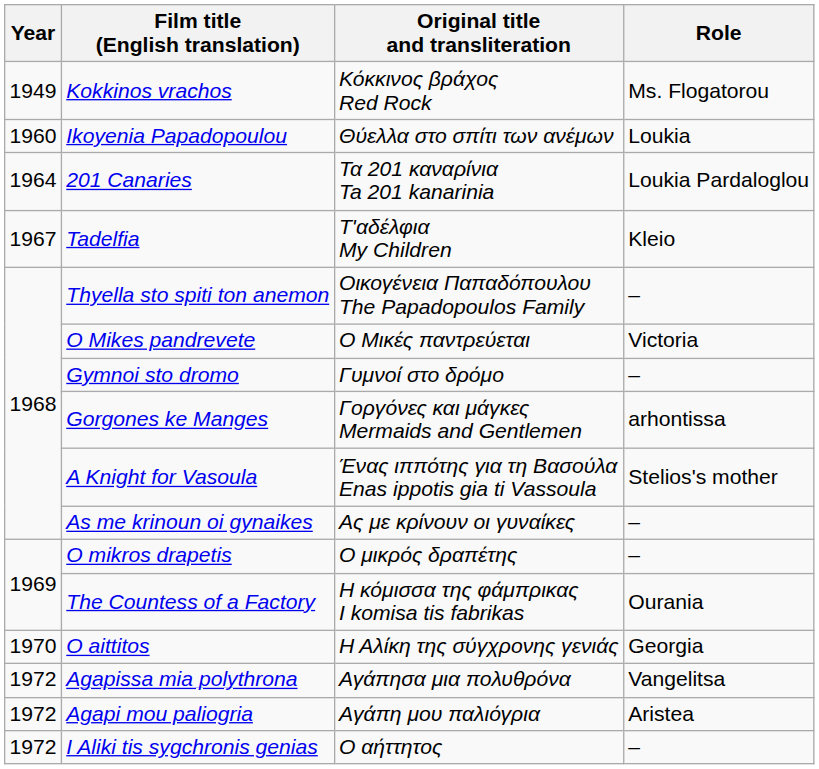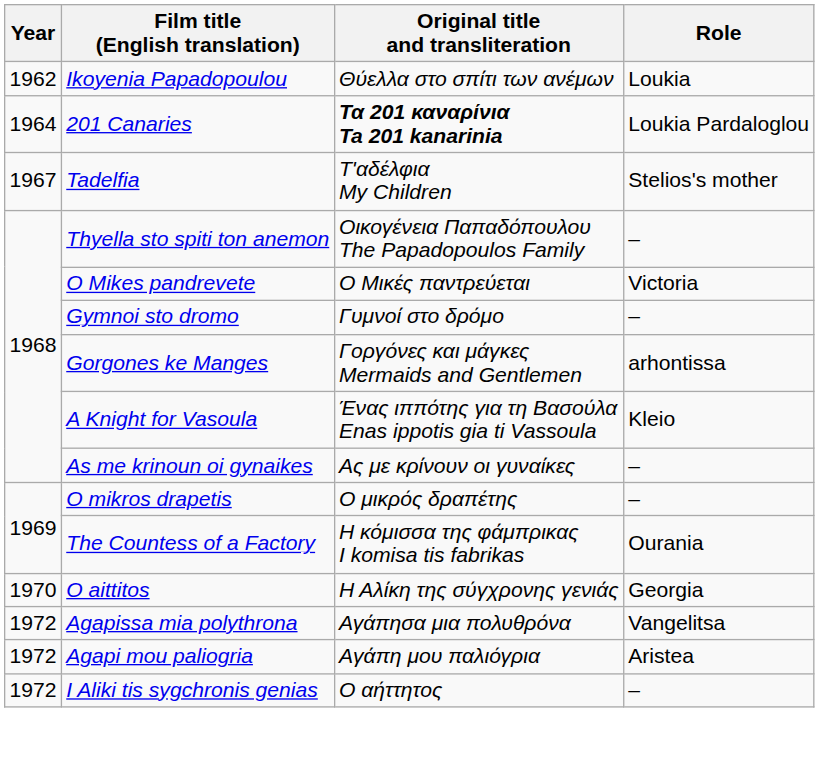- row: (149, 90)
(33, 135) 1960 -> (33, 78) 1962
(418, 181) normal -> (424, 123) bold
(652, 238) Kleio -> (703, 181) Stelios's mother
(703, 477) Stelios's mother -> (652, 419) Kleio
